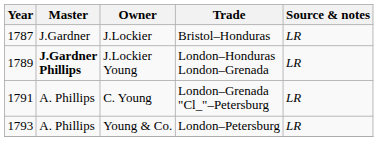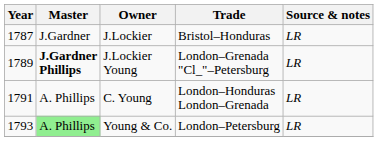(227, 63) London–Honduras London–Grenada -> (224, 63) London–Grenada "Cl_"–Petersburg
(224, 98) London–Grenada "Cl_"–Petersburg -> (227, 98) London–Honduras London–Grenada
(67, 126) no background -> (67, 126) lightgreen background
